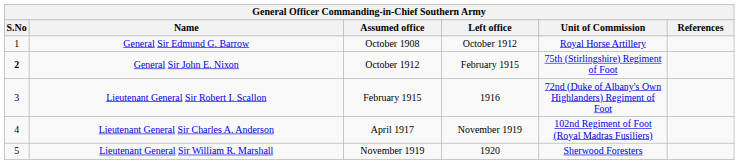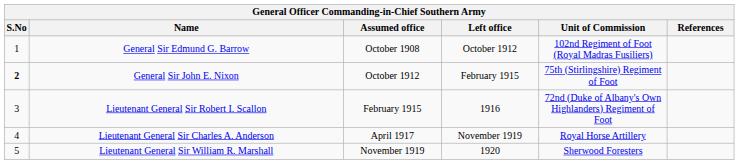(603, 43) Royal Horse Artillery -> (603, 49) 102nd Regiment of Foot (Royal Madras Fusiliers)
(603, 130) 102nd Regiment of Foot (Royal Madras Fusiliers) -> (603, 135) Royal Horse Artillery
